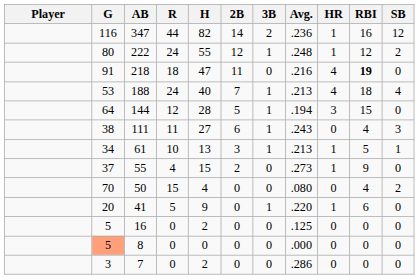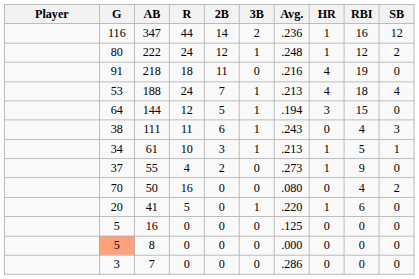- column: (205, 14)
(366, 71) bold -> (362, 71) normal
(172, 187) 15 -> (187, 187) 16
